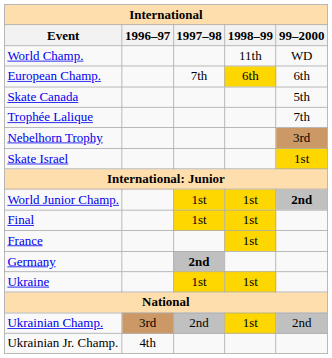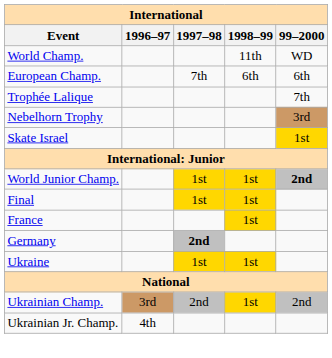(250, 76) gold background -> (250, 76) no background
- row: (43, 96)
